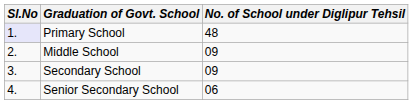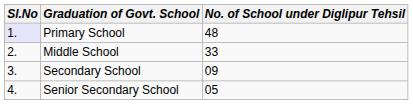(212, 52) 09 -> (212, 52) 33
(212, 90) 06 -> (212, 90) 05
